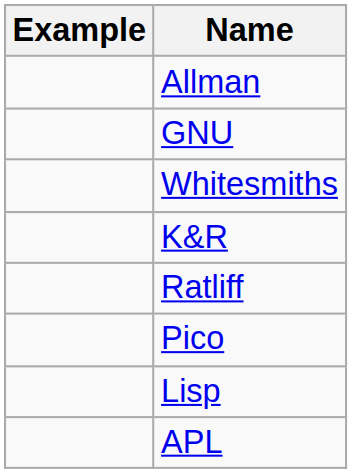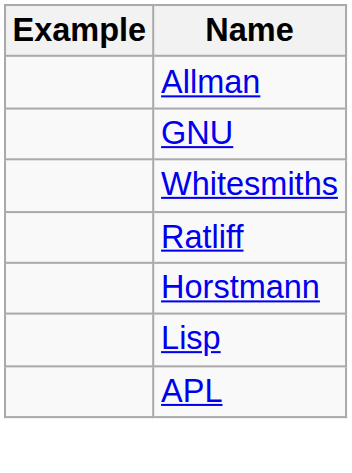- row: (194, 236)
+ row: (240, 287)
- row: (193, 339)
